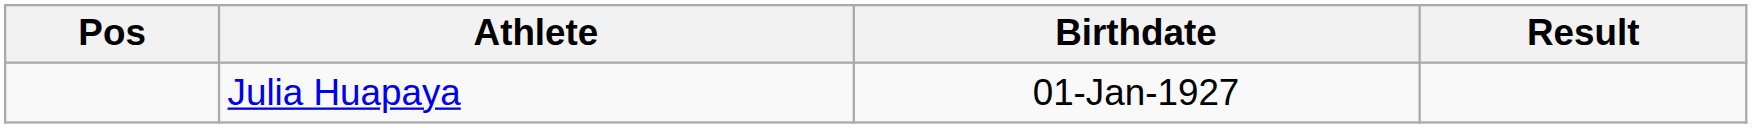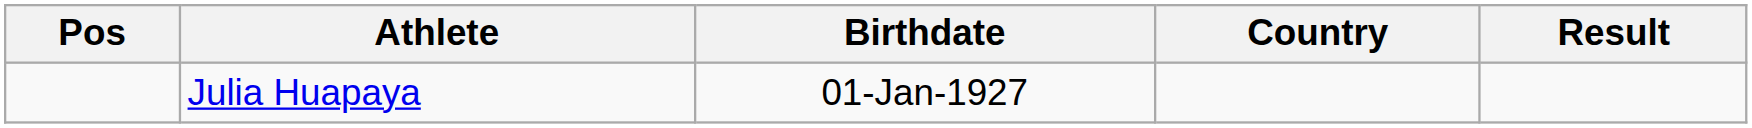+ column: (1318, 33)
